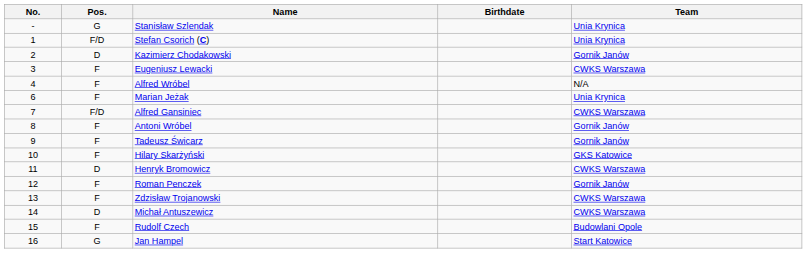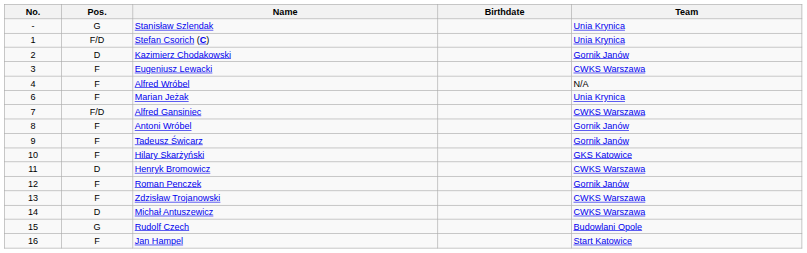(97, 227) F -> (97, 227) G
(97, 241) G -> (97, 241) F
